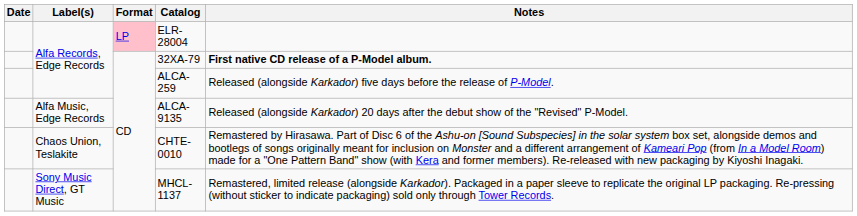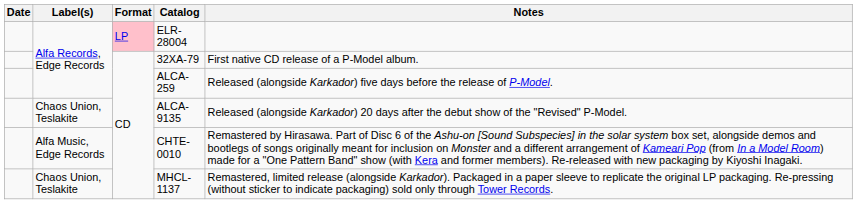(320, 59) bold -> (313, 59) normal
(70, 112) Alfa Music, Edge Records -> (68, 112) Chaos Union, Teslakite
(68, 148) Chaos Union, Teslakite -> (70, 148) Alfa Music, Edge Records
(64, 190) Sony Music Direct, GT Music -> (68, 183) Chaos Union, Teslakite
